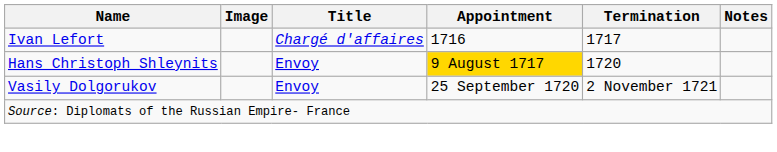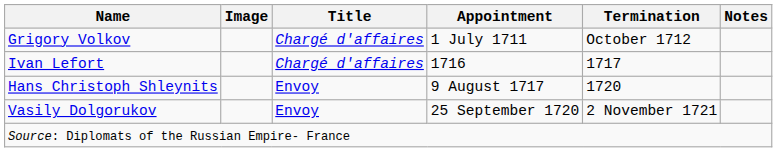+ row: (69, 40)
(488, 64) gold background -> (488, 88) no background
